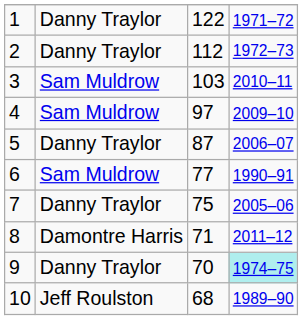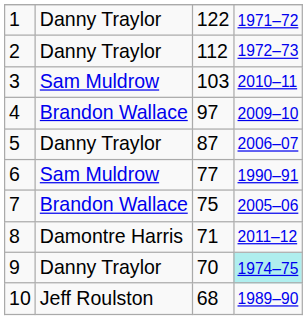(99, 112) Sam Muldrow -> (114, 112) Brandon Wallace
(101, 205) Danny Traylor -> (114, 205) Brandon Wallace
